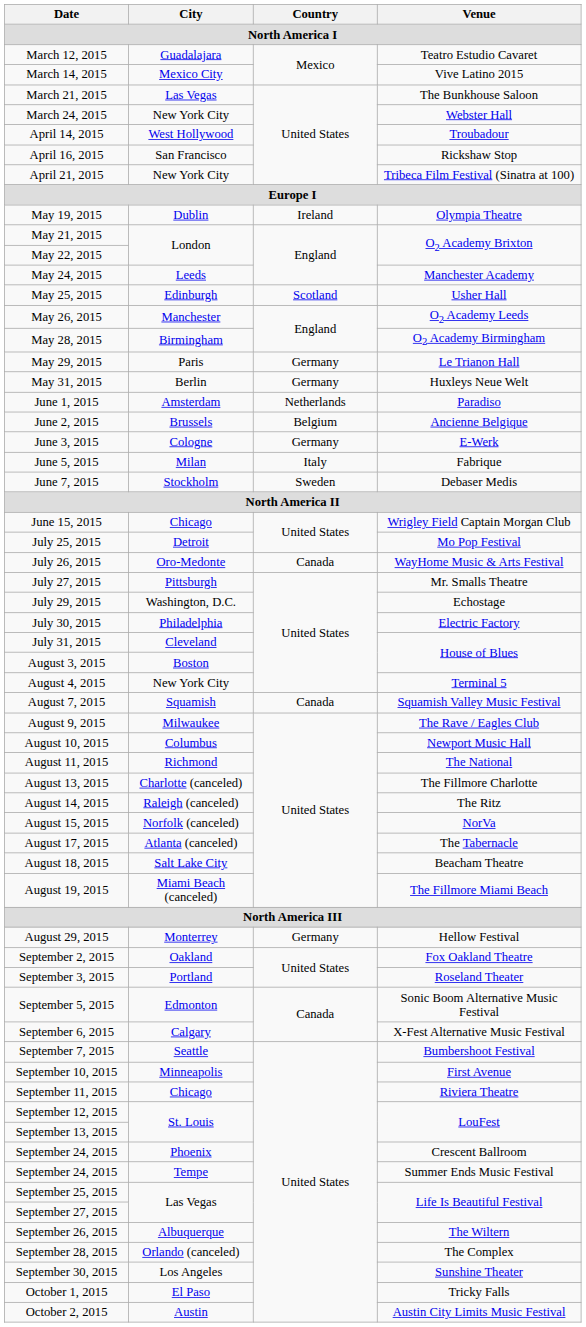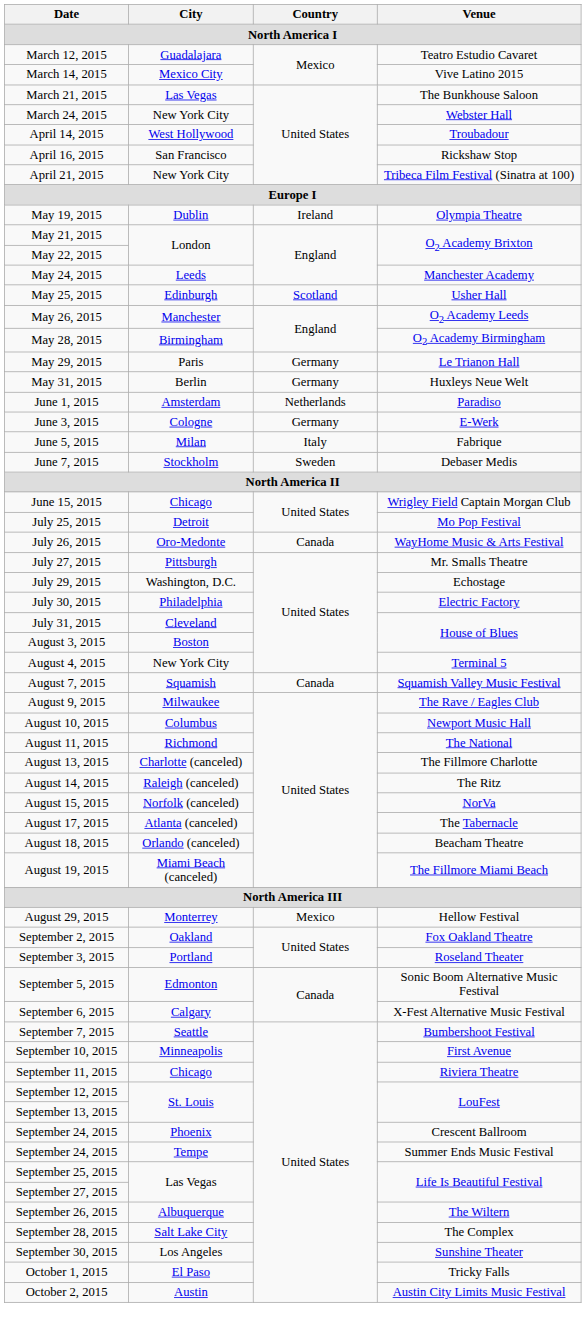- row: (67, 422)
(191, 863) Salt Lake City -> (191, 843) Orlando (canceled)
(315, 937) Germany -> (315, 917) Mexico
(191, 1252) Orlando (canceled) -> (191, 1232) Salt Lake City
